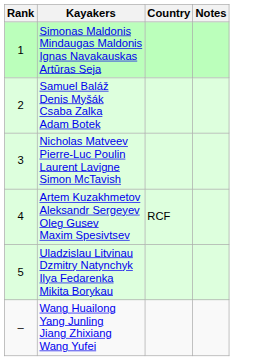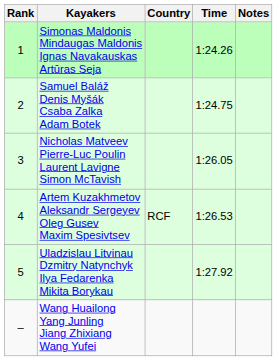+ column: (214, 13)
